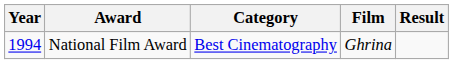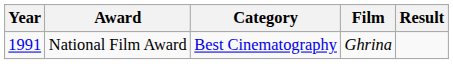(25, 45) 1994 -> (25, 45) 1991
